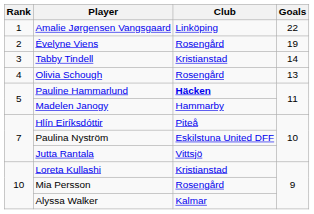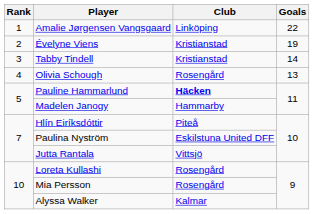(200, 43) Rosengård -> (201, 43) Kristianstad
(201, 169) Kristianstad -> (200, 169) Rosengård
